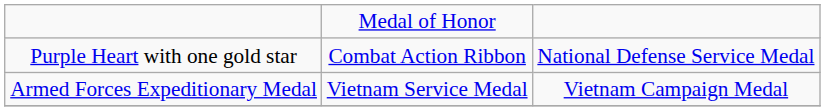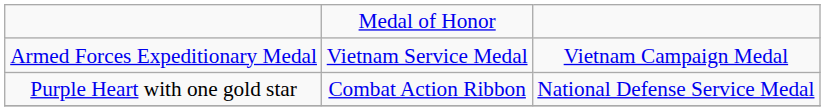rows swapped: (164, 55) <-> (164, 88)
